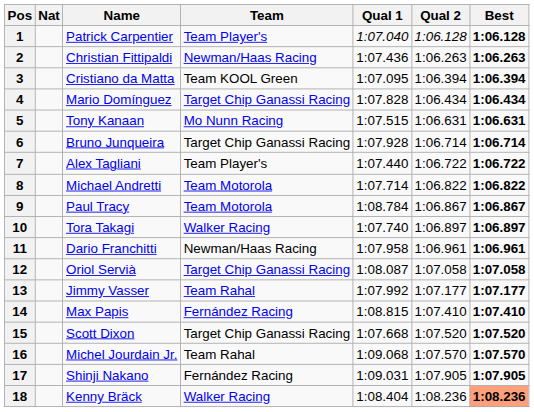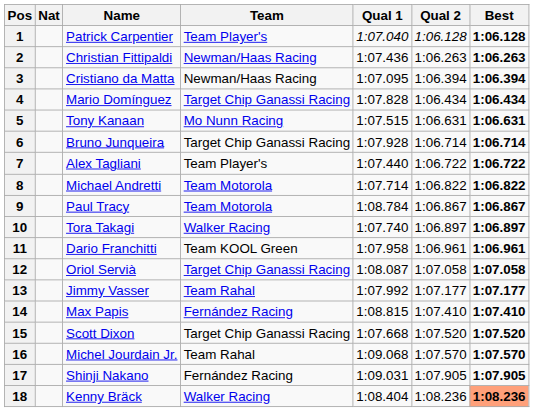(241, 79) Team KOOL Green -> (250, 79) Newman/Haas Racing
(250, 248) Newman/Haas Racing -> (241, 248) Team KOOL Green
